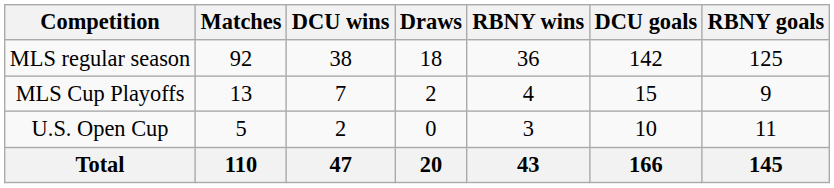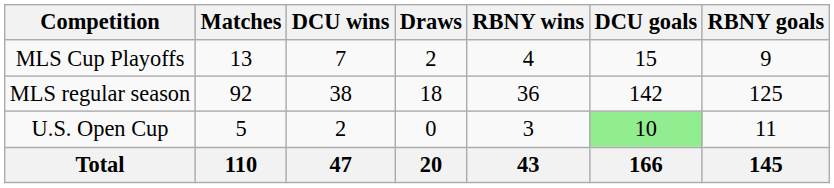rows swapped: (100, 57) <-> (100, 93)
(646, 128) no background -> (646, 128) lightgreen background
